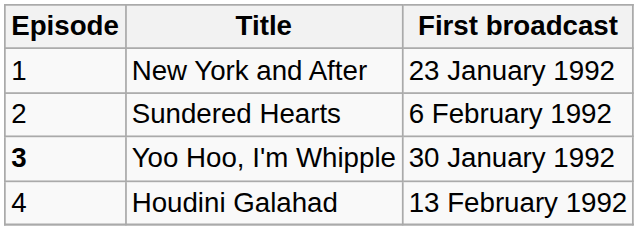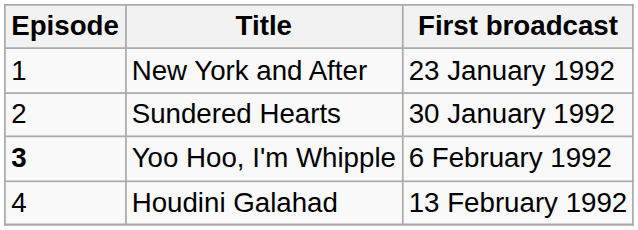(510, 114) 6 February 1992 -> (512, 114) 30 January 1992
(512, 158) 30 January 1992 -> (510, 158) 6 February 1992
